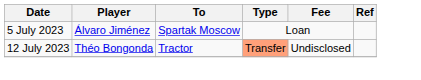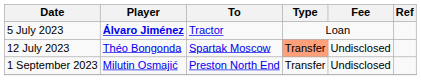(112, 30) normal -> (143, 30) bold
(199, 30) Spartak Moscow -> (206, 30) Tractor
(176, 48) Tractor -> (230, 48) Spartak Moscow
+ row: (52, 65)
